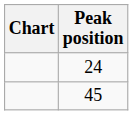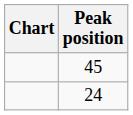rows swapped: (93, 67) <-> (93, 95)
